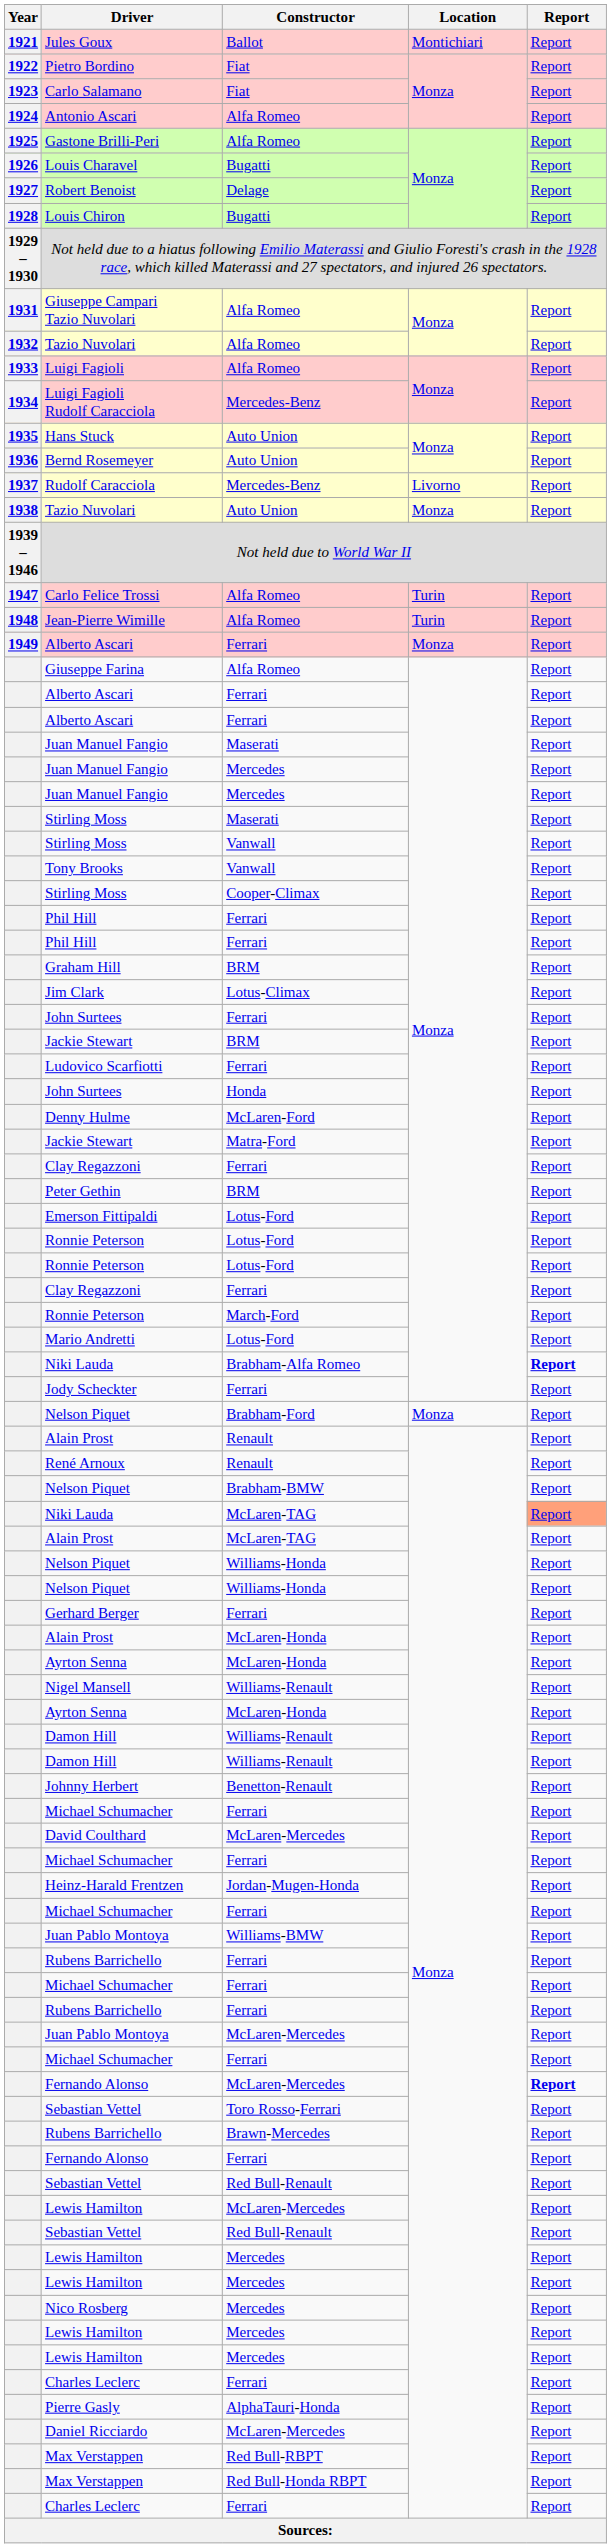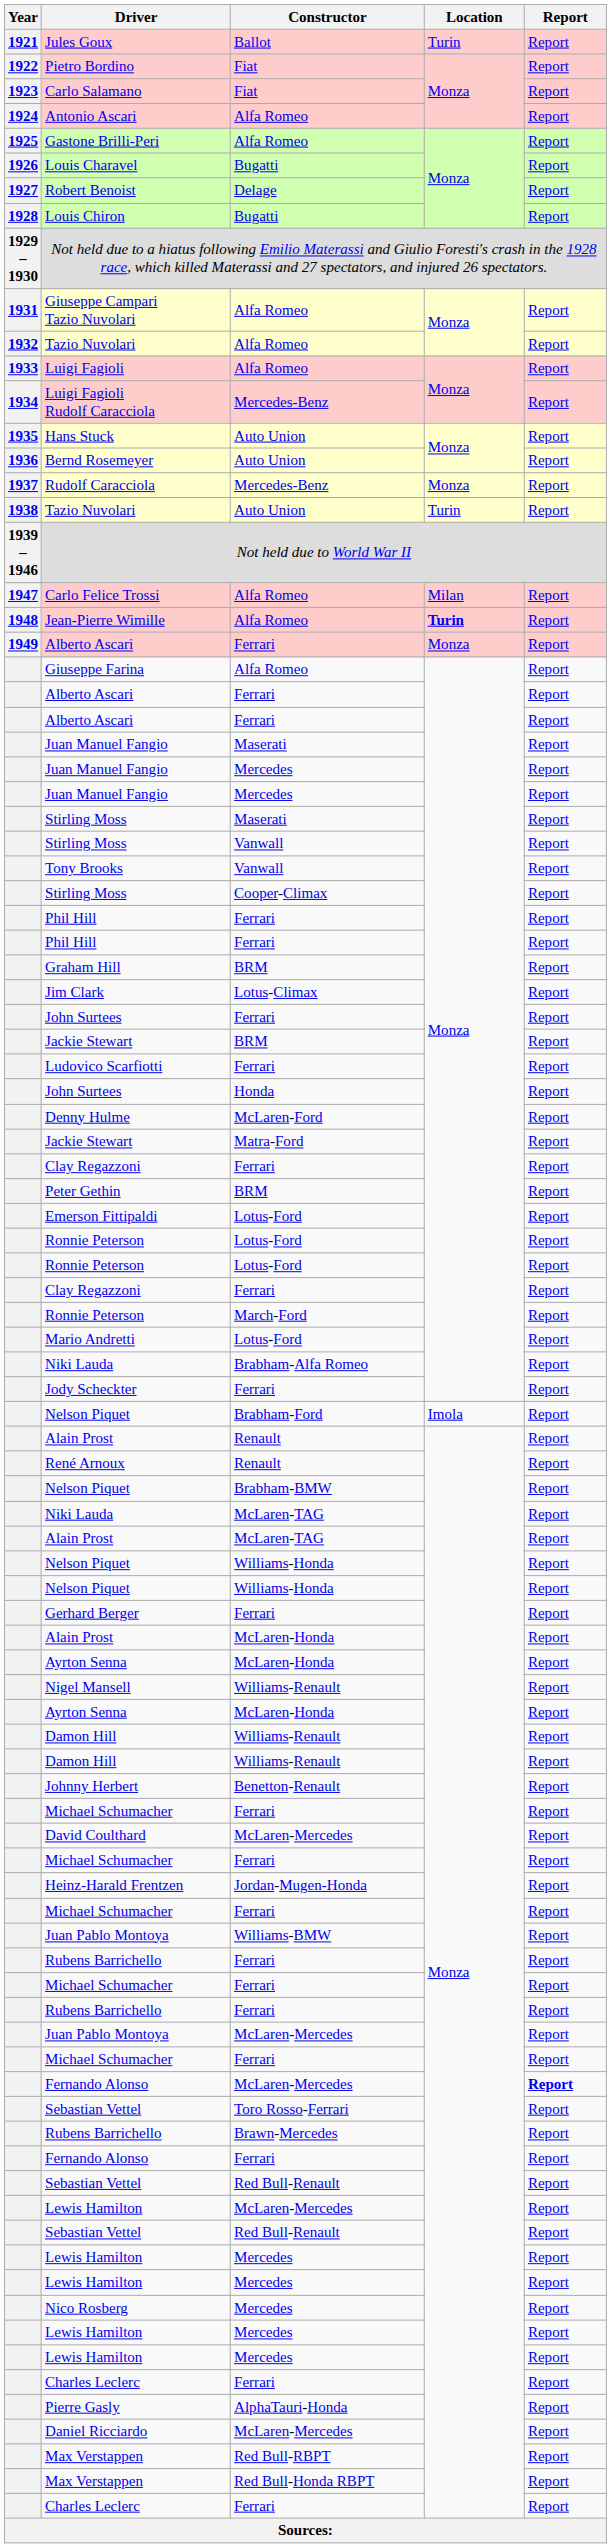(447, 41) Montichiari -> (444, 41) Turin
(436, 485) Livorno -> (449, 485) Monza
(433, 510) Monza -> (444, 510) Turin
(428, 595) Turin -> (446, 595) Milan
(428, 620) normal -> (446, 620) bold
(553, 1364) bold -> (548, 1364) normal
(433, 1414) Monza -> (445, 1414) Imola
(551, 1513) lightsalmon background -> (548, 1513) no background
